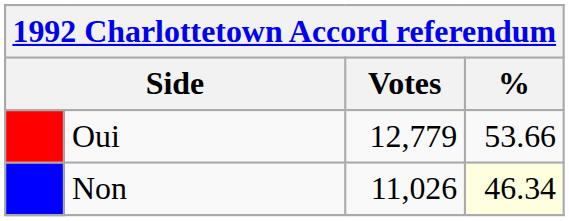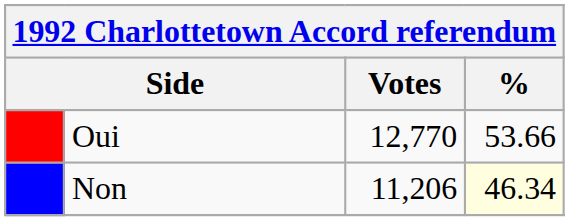(413, 136) 12,779 -> (413, 136) 12,770
(414, 188) 11,026 -> (414, 188) 11,206
